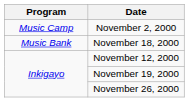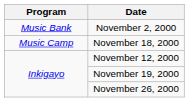(46, 27) Music Camp -> (46, 27) Music Bank
(46, 43) Music Bank -> (46, 43) Music Camp
